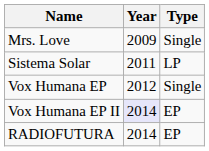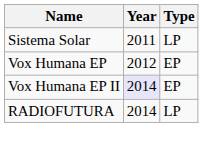- row: (39, 39)
(182, 87) Single -> (172, 63) EP
(172, 134) EP -> (172, 110) LP
